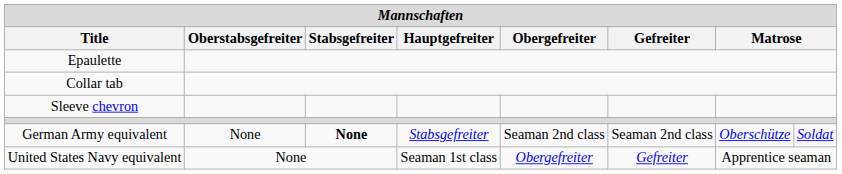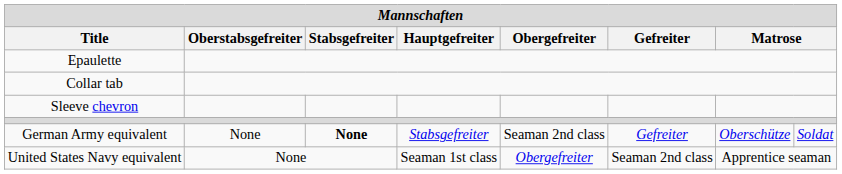(662, 135) Seaman 2nd class -> (662, 135) Gefreiter
(662, 157) Gefreiter -> (662, 157) Seaman 2nd class
